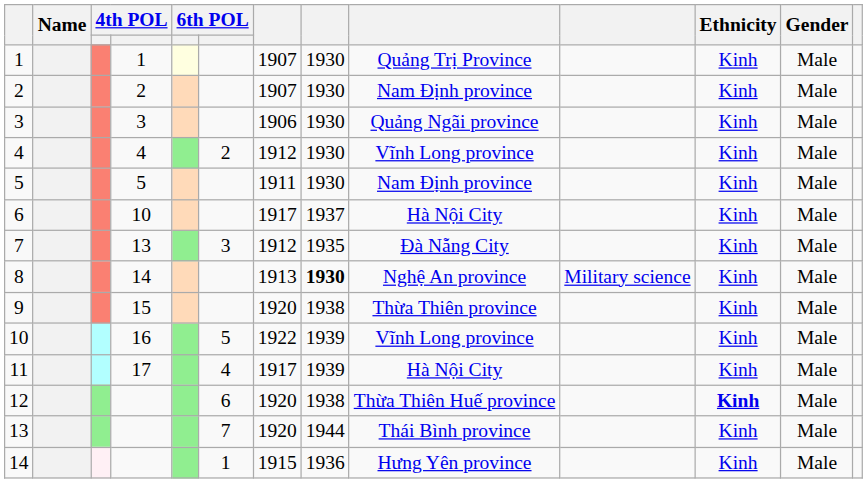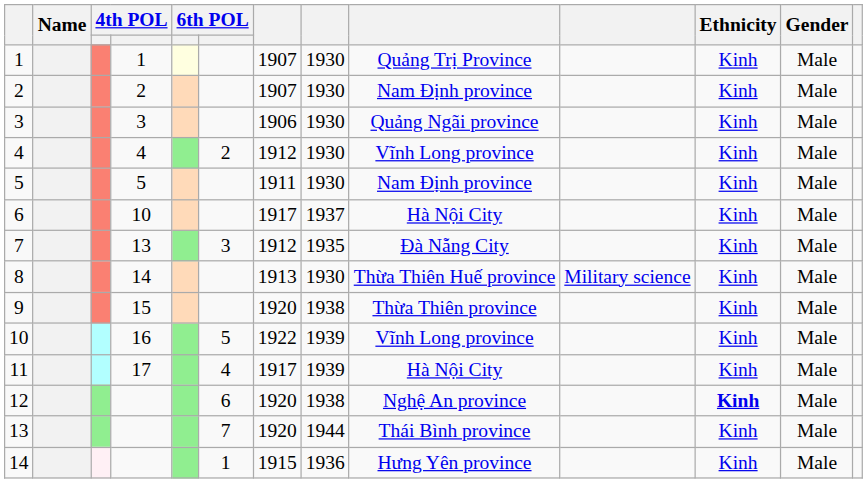(325, 276) bold -> (325, 276) normal
(455, 276) Nghệ An province -> (455, 276) Thừa Thiên Huế province
(455, 400) Thừa Thiên Huế province -> (455, 400) Nghệ An province
